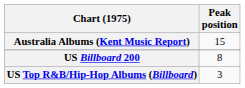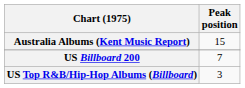(220, 58) 8 -> (220, 58) 7
